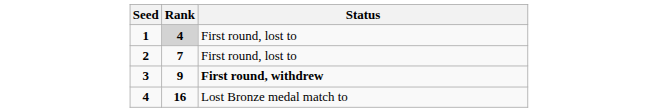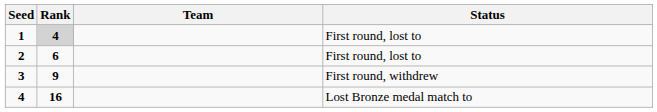+ column: (198, 14)
(180, 55) 7 -> (55, 55) 6
(262, 76) bold -> (382, 76) normal
